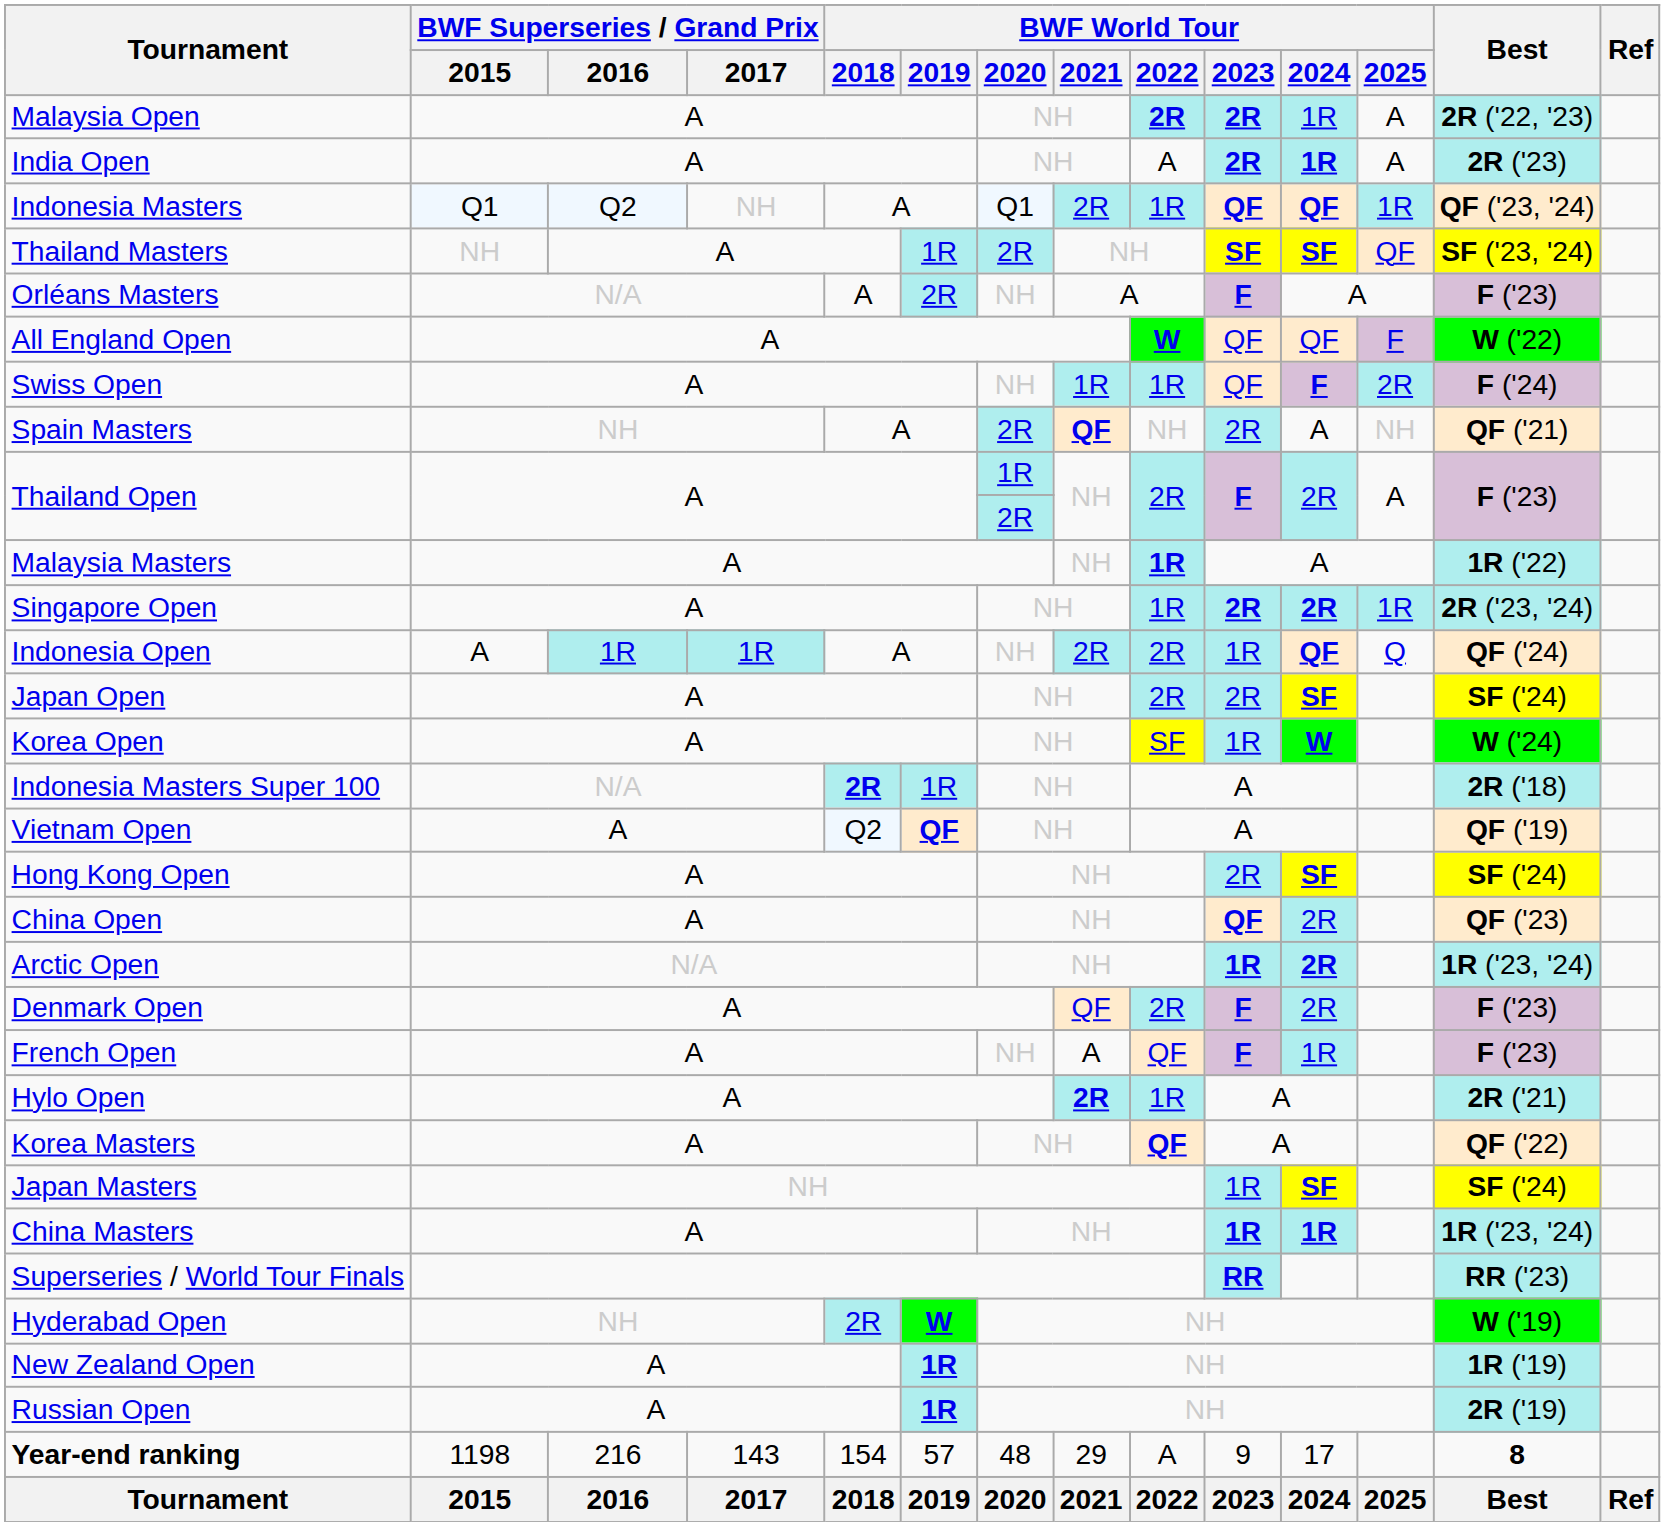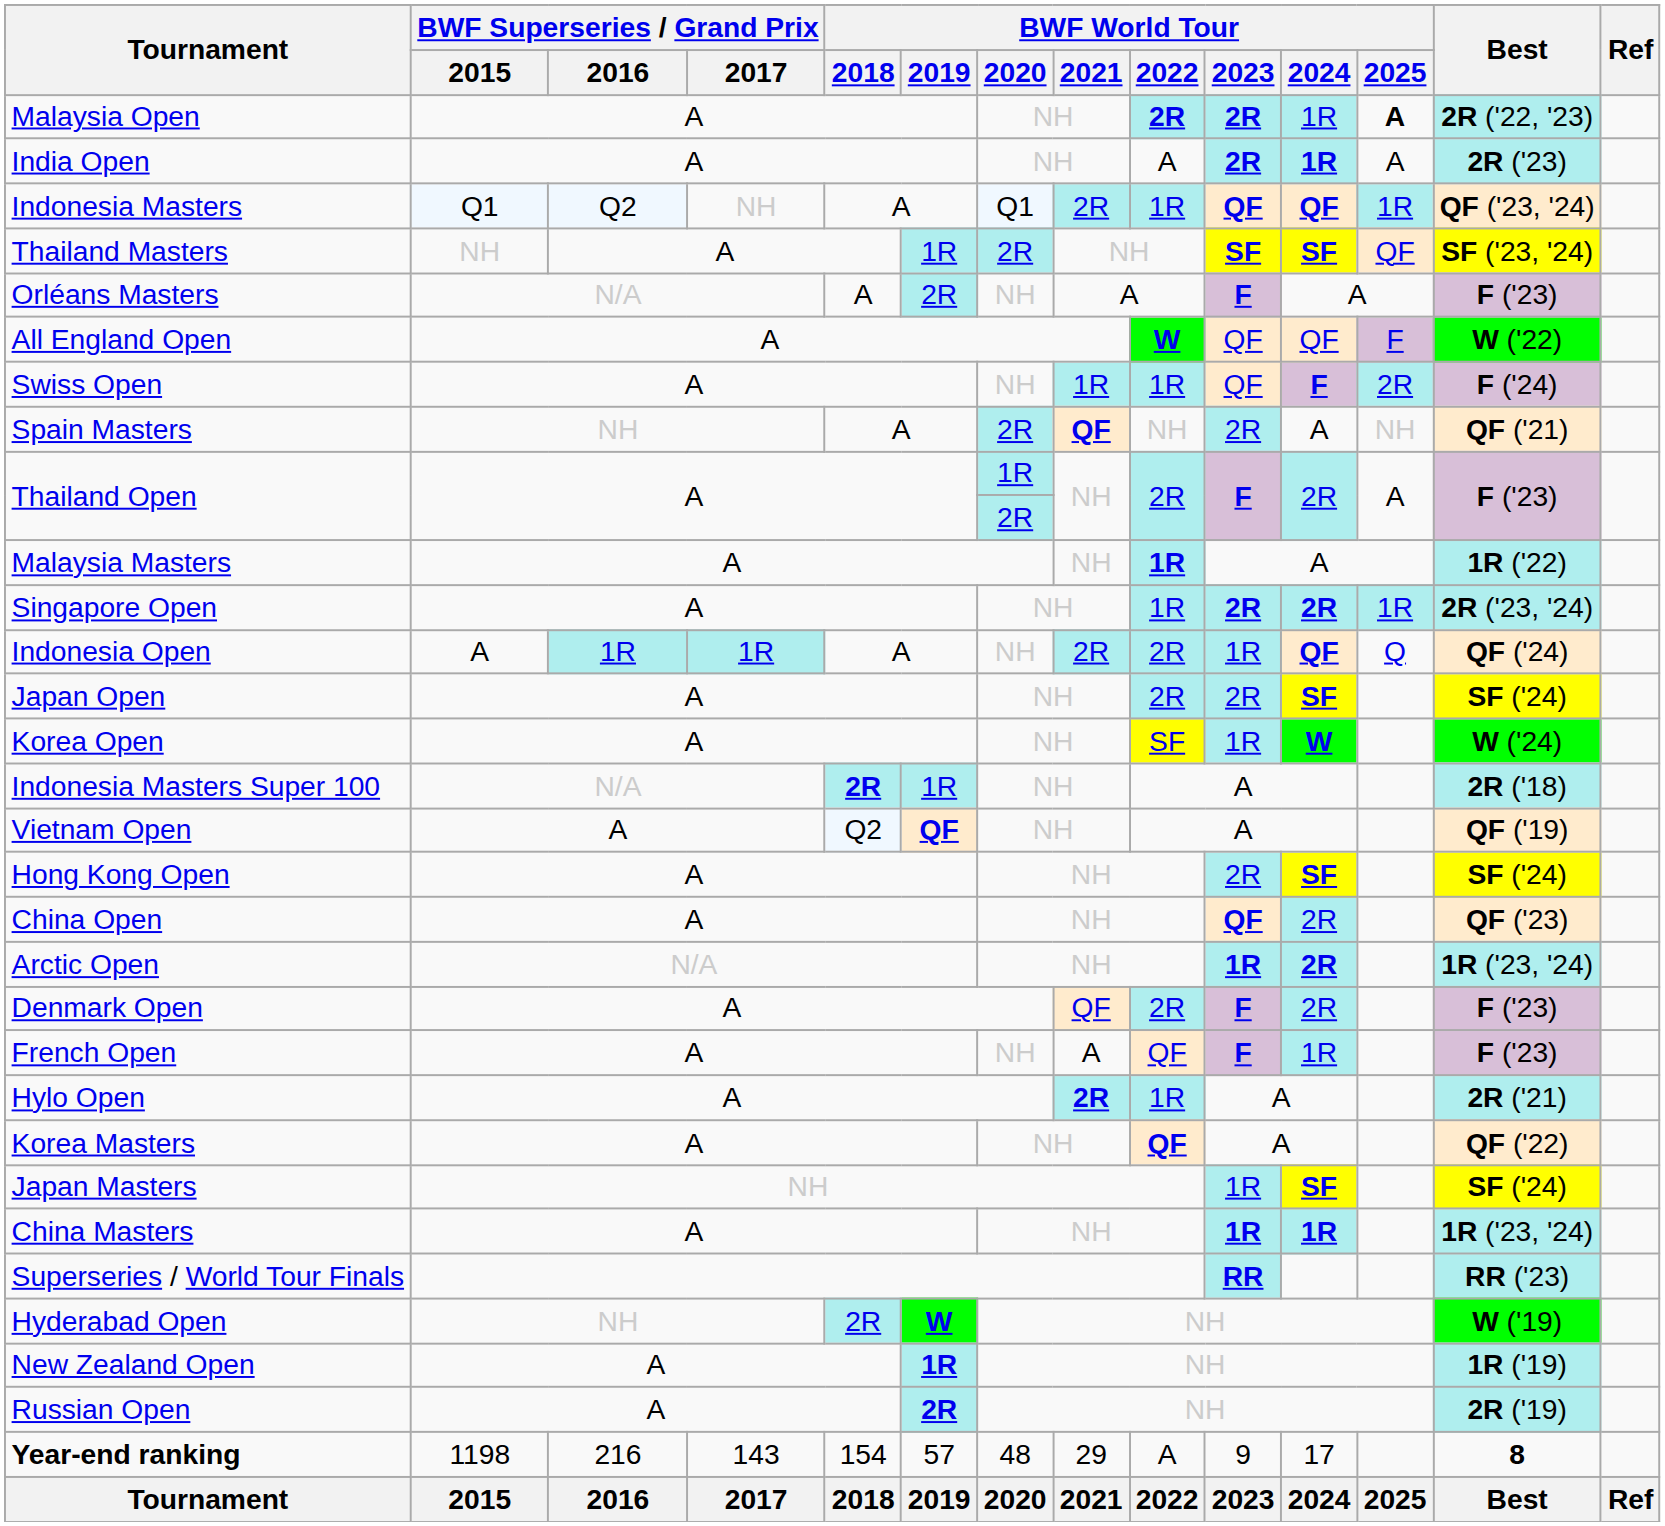(1395, 117) normal -> (1395, 117) bold
(939, 1410) 1R -> (939, 1410) 2R
